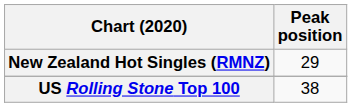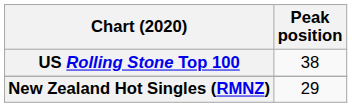rows swapped: (139, 62) <-> (139, 89)
